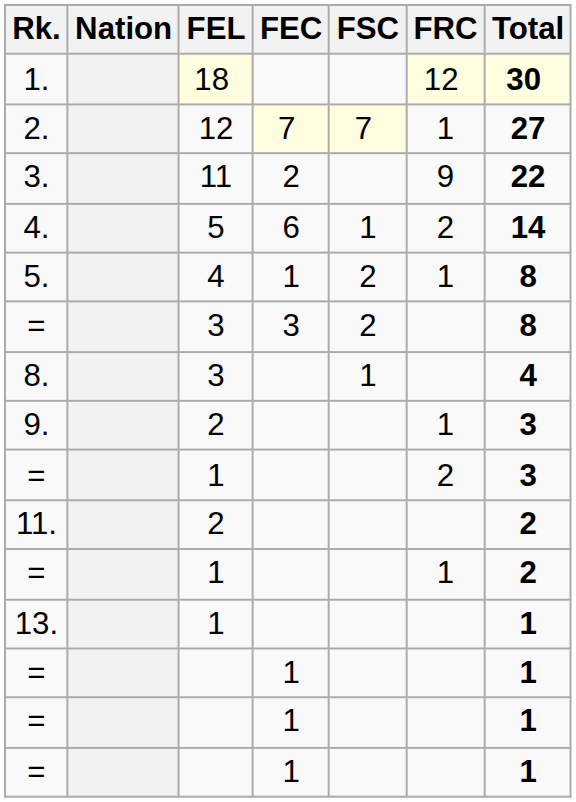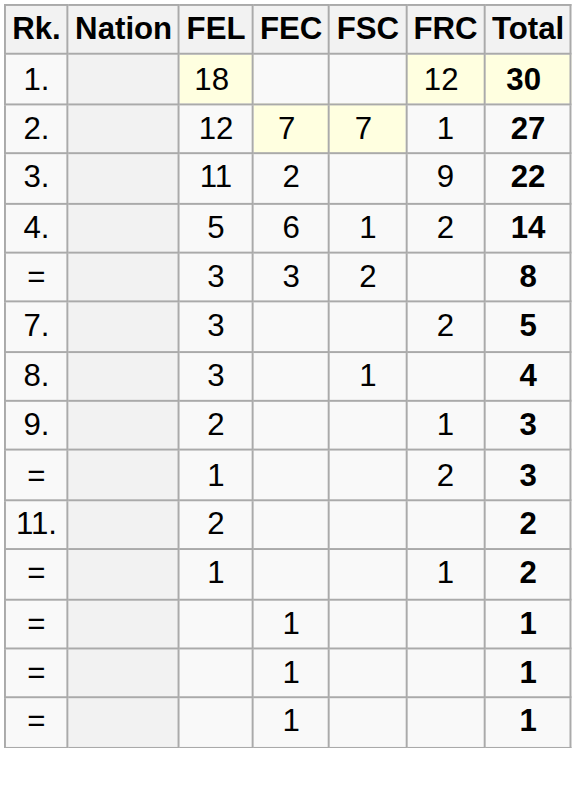- row: (36, 276)
+ row: (36, 326)
- row: (36, 623)
